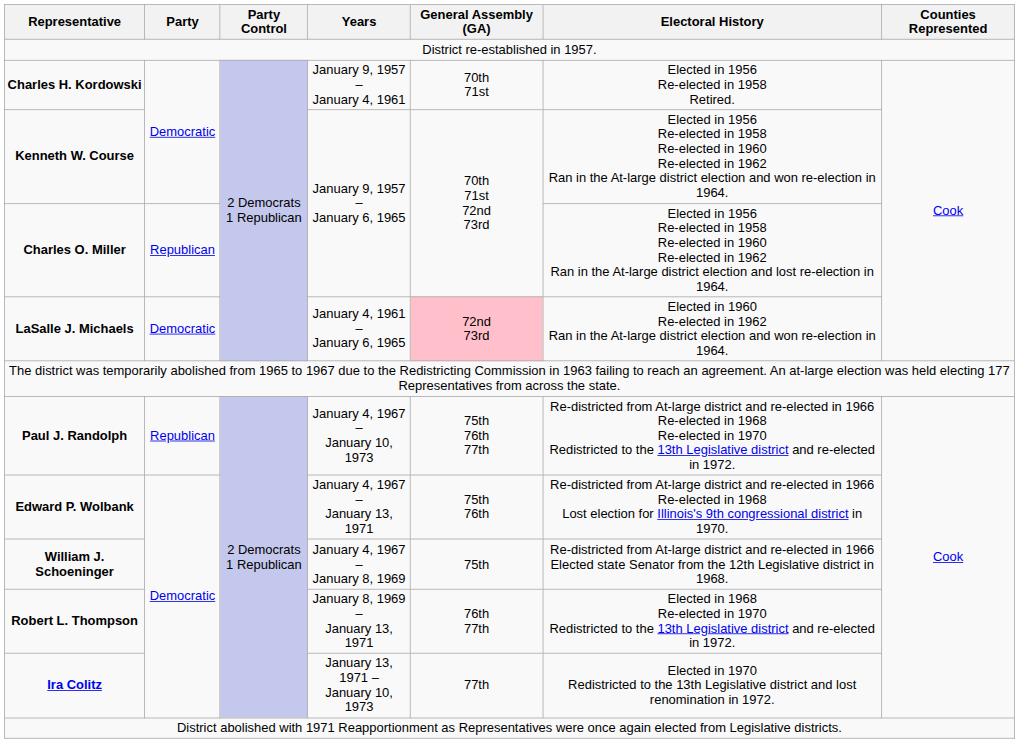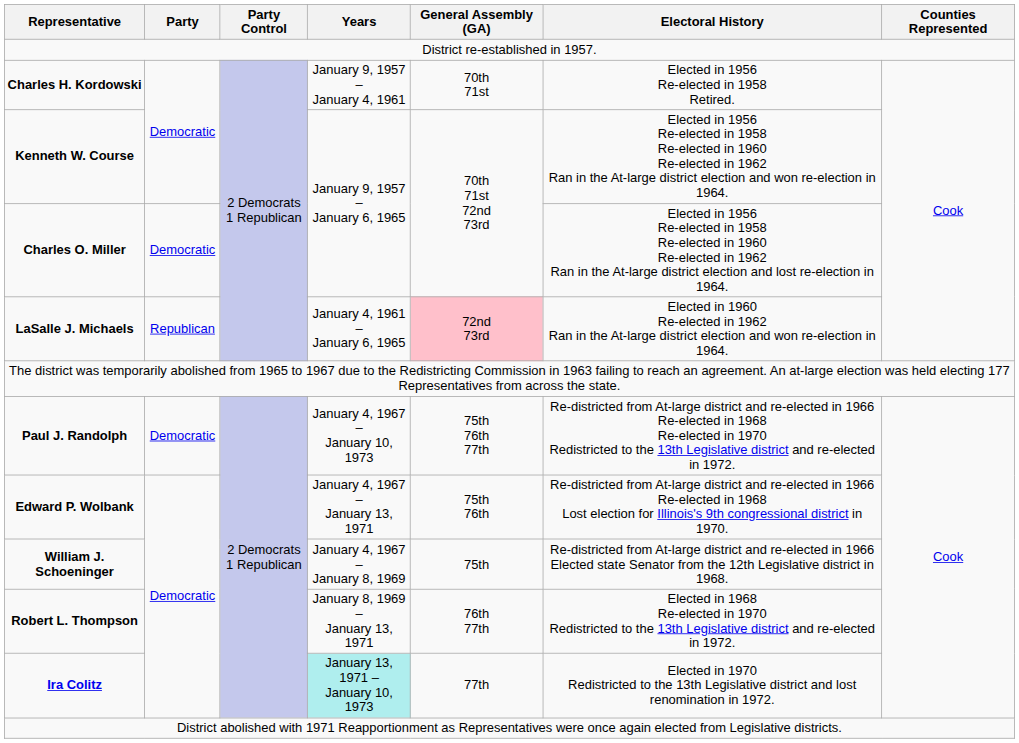(183, 250) Republican -> (183, 250) Democratic
(183, 328) Democratic -> (183, 328) Republican
(183, 435) Republican -> (183, 435) Democratic
(359, 685) no background -> (359, 685) paleturquoise background
